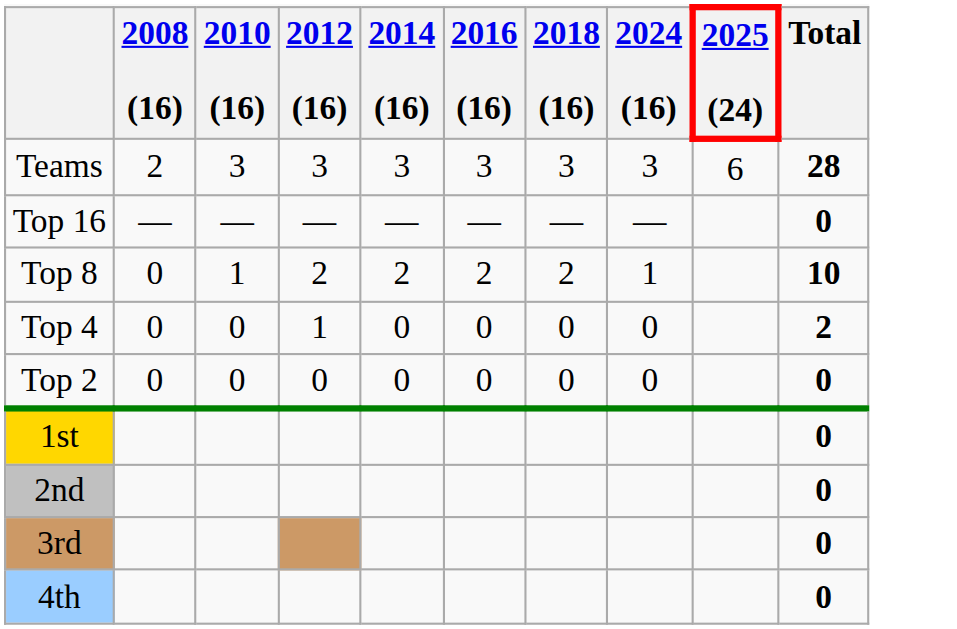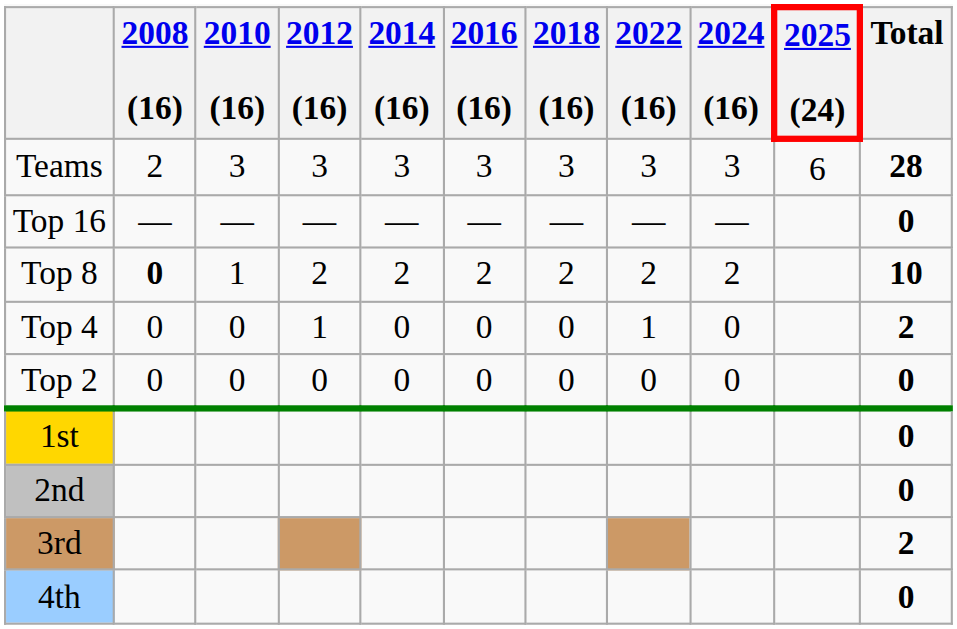+ column: (649, 70)
(155, 273) normal -> (155, 273) bold
(650, 273) 1 -> (732, 273) 2
(824, 543) 0 -> (906, 543) 2
